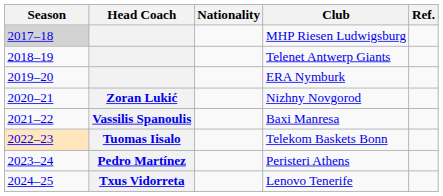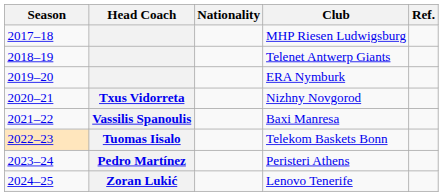(30, 35) lightgrey background -> (30, 35) no background
(142, 98) Zoran Lukić -> (142, 98) Txus Vidorreta
(142, 181) Txus Vidorreta -> (142, 181) Zoran Lukić
